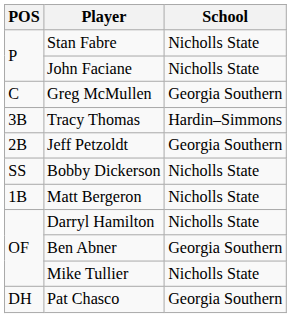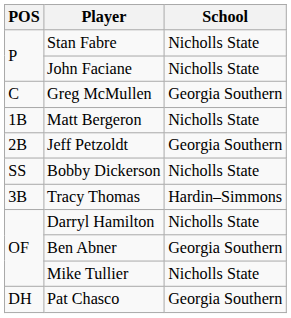rows swapped: (94, 196) <-> (94, 119)
